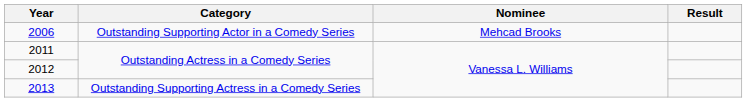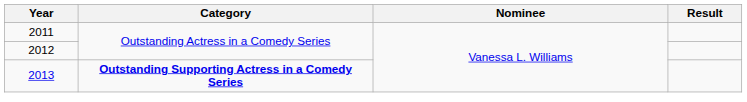- row: (41, 32)
(226, 87) normal -> (226, 75) bold
